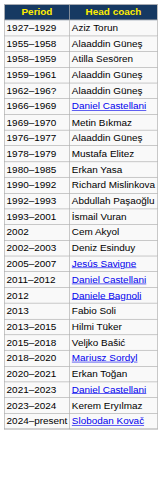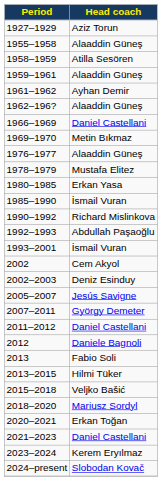+ row: (31, 91)
+ row: (31, 201)
+ row: (31, 311)
